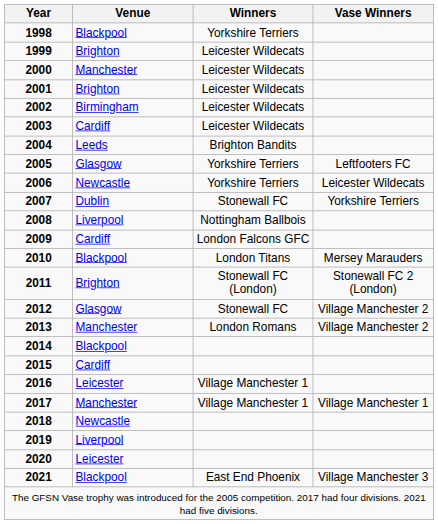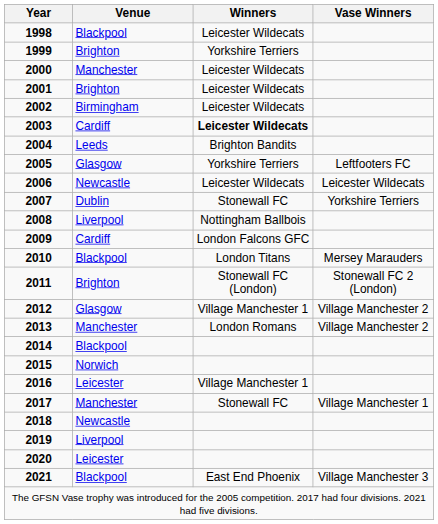(253, 32) Yorkshire Terriers -> (253, 32) Leicester Wildecats
(253, 51) Leicester Wildecats -> (253, 51) Yorkshire Terriers
(253, 126) normal -> (253, 126) bold
(253, 182) Yorkshire Terriers -> (253, 182) Leicester Wildecats
(253, 308) Stonewall FC -> (253, 308) Village Manchester 1
(93, 365) Cardiff -> (97, 365) Norwich
(253, 402) Village Manchester 1 -> (253, 402) Stonewall FC
